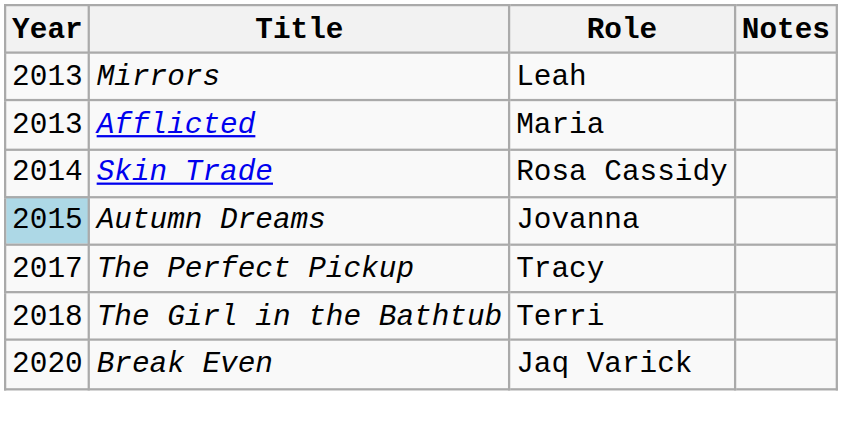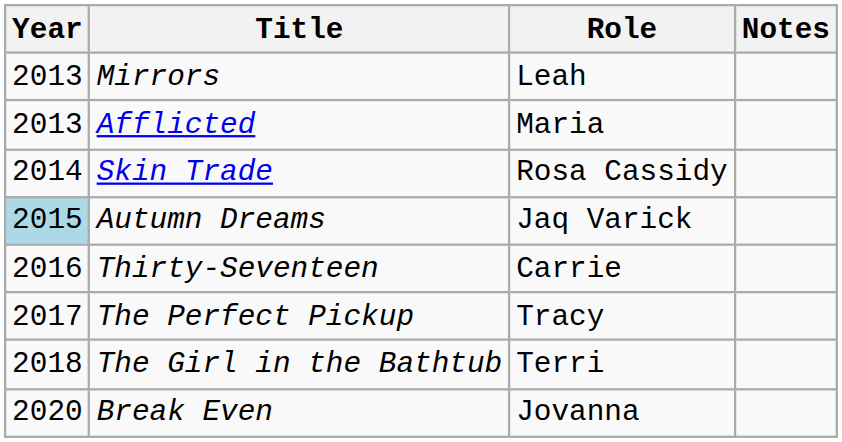(578, 221) Jovanna -> (604, 221) Jaq Varick
+ row: (238, 268)
(604, 364) Jaq Varick -> (578, 412) Jovanna
